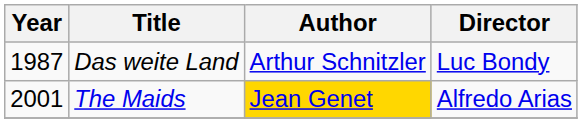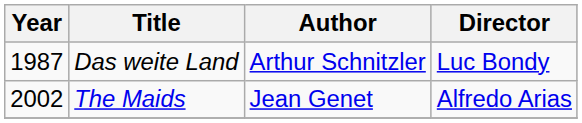(37, 99) 2001 -> (37, 99) 2002
(311, 99) gold background -> (311, 99) no background
